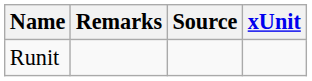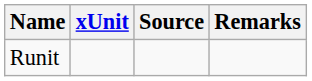columns swapped: (274, 22) <-> (119, 22)
